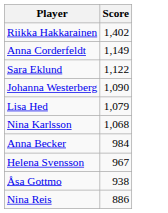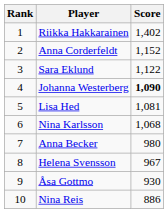+ column: (20, 13)
(116, 51) 1,149 -> (148, 51) 1,152
(116, 88) normal -> (148, 88) bold
(116, 106) 1,079 -> (148, 106) 1,081
(121, 143) 984 -> (152, 143) 980
(121, 180) 938 -> (152, 180) 930
